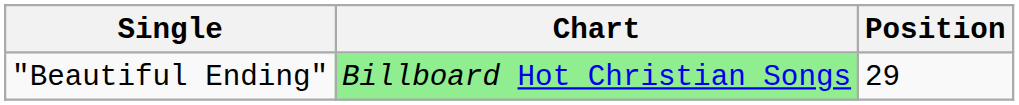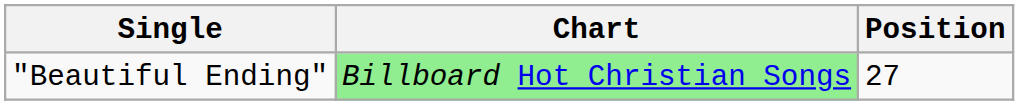(883, 77) 29 -> (883, 77) 27
